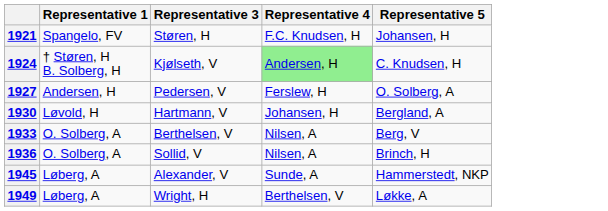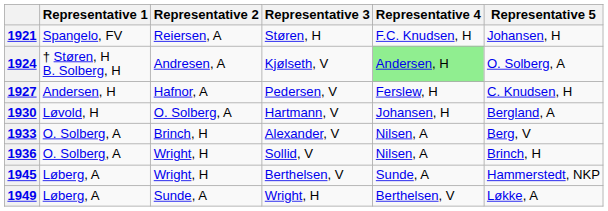+ column: (206, 14)
(419, 63) C. Knudsen, H -> (526, 63) O. Solberg, A
(415, 92) O. Solberg, A -> (530, 92) C. Knudsen, H
(193, 133) Berthelsen, V -> (302, 133) Alexander, V
(191, 175) Alexander, V -> (304, 175) Berthelsen, V
